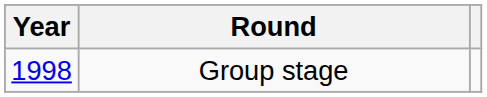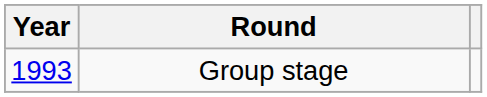(42, 70) 1998 -> (42, 70) 1993
